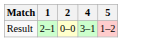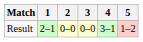+ column: (88, 12)
